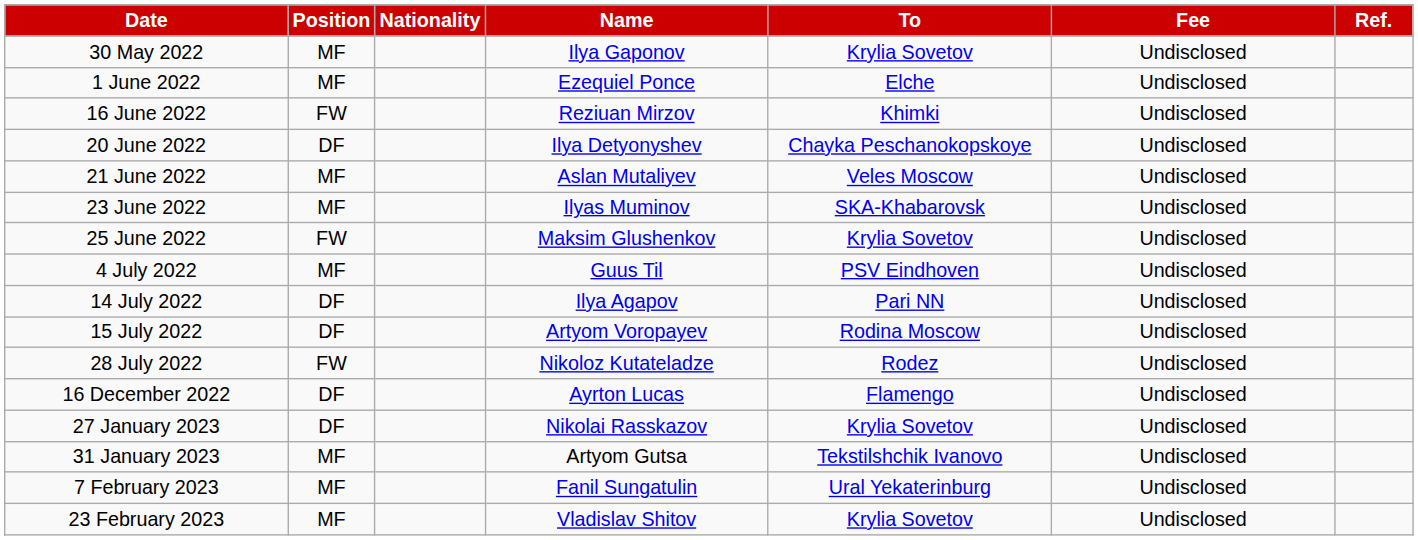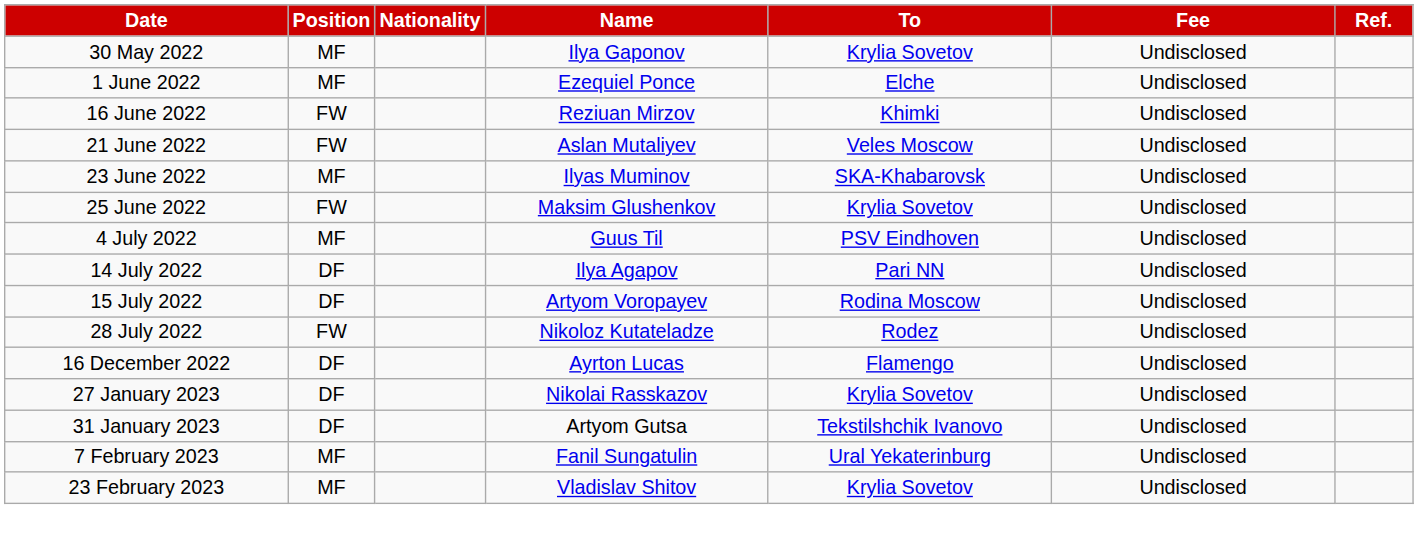- row: (146, 145)
(331, 176) MF -> (331, 145) FW
(331, 457) MF -> (331, 426) DF
